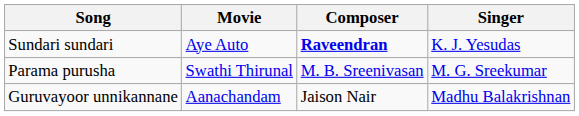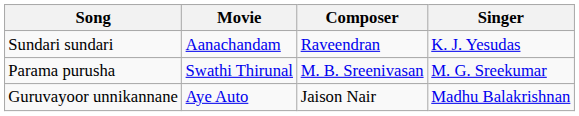(217, 44) Aye Auto -> (233, 44) Aanachandam
(344, 44) bold -> (340, 44) normal
(233, 96) Aanachandam -> (217, 96) Aye Auto
